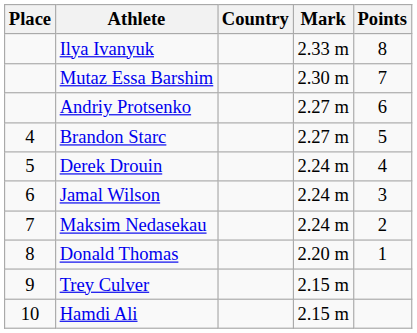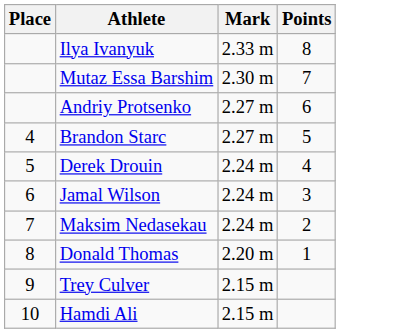- column: (255, 19)
